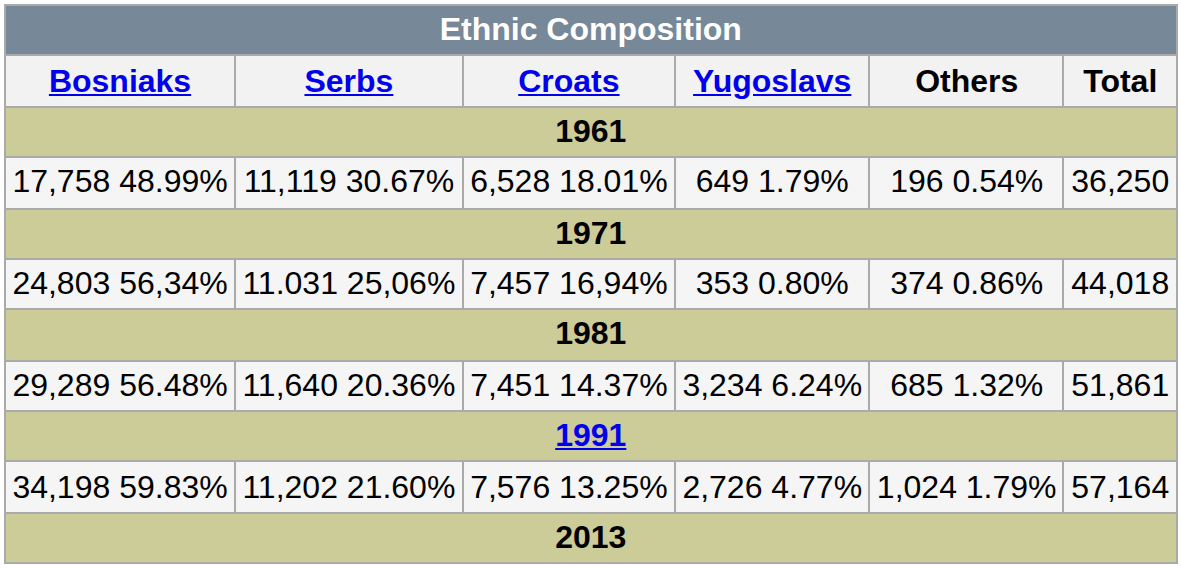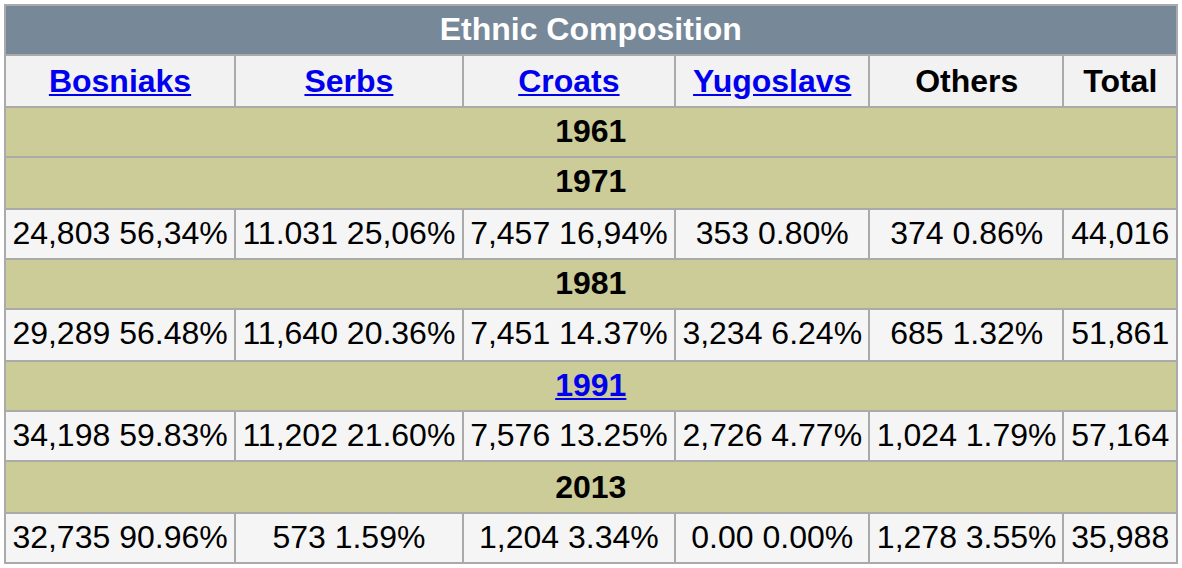- row: (120, 182)
(1120, 283) 44,018 -> (1120, 232) 44,016
+ row: (120, 537)
